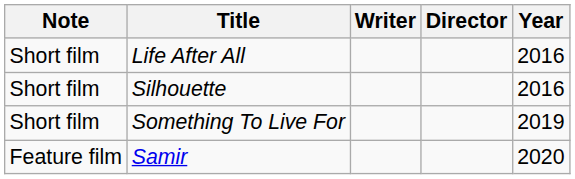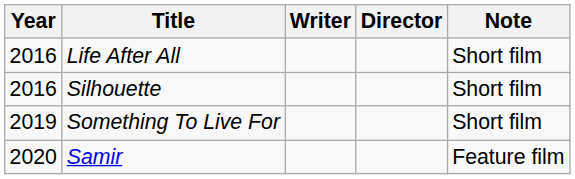columns swapped: (541, 21) <-> (66, 21)
